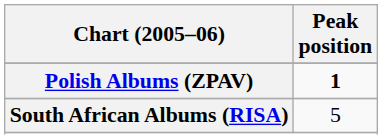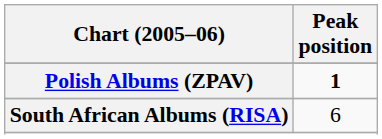(335, 115) 5 -> (335, 115) 6
